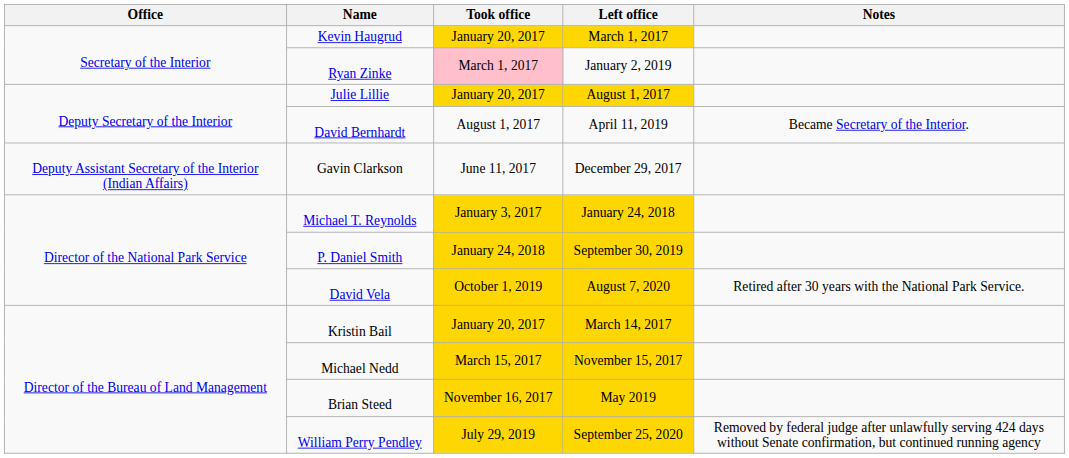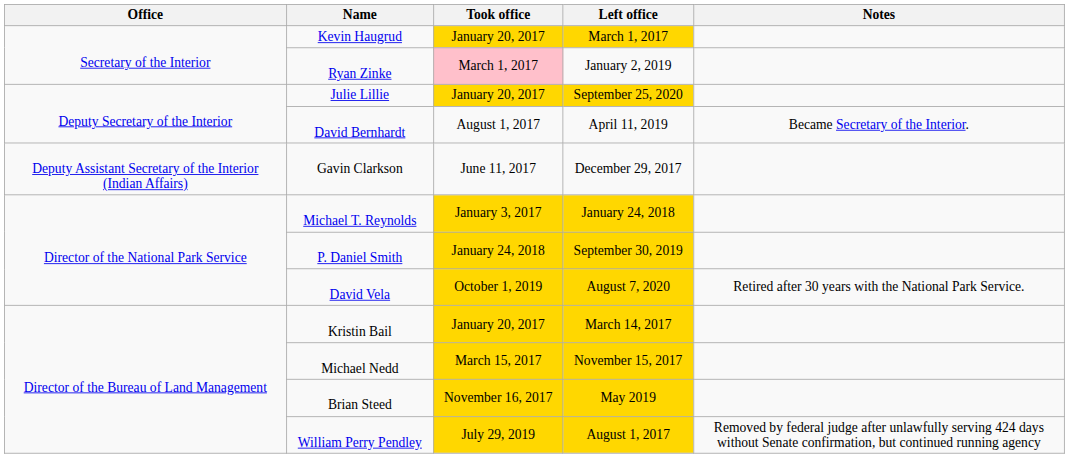(628, 95) August 1, 2017 -> (628, 95) September 25, 2020
(628, 434) September 25, 2020 -> (628, 434) August 1, 2017
